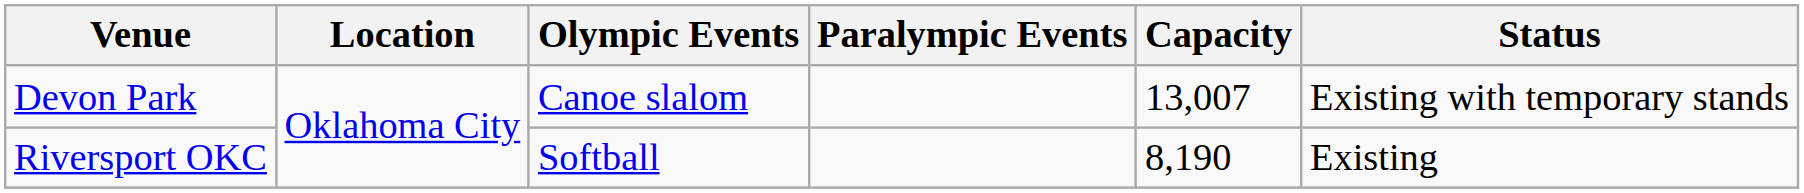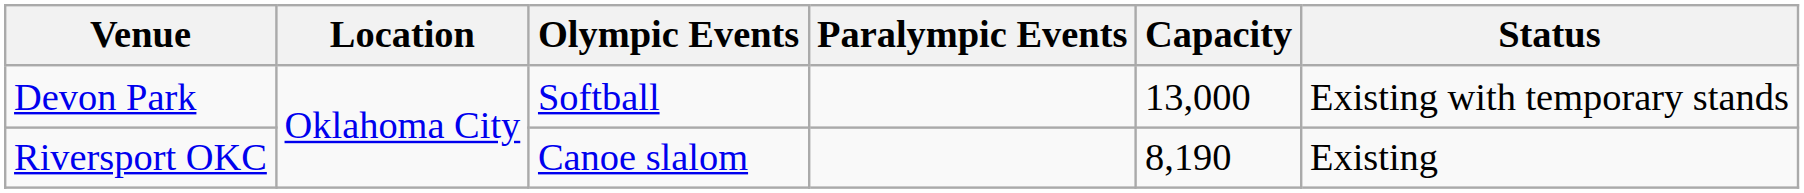(643, 95) Canoe slalom -> (599, 95) Softball
(1198, 95) 13,007 -> (1198, 95) 13,000
(599, 156) Softball -> (643, 156) Canoe slalom
